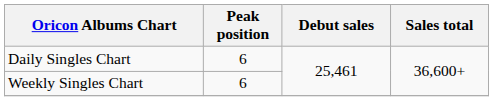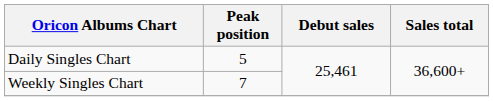(243, 58) 6 -> (243, 58) 5
(243, 83) 6 -> (243, 83) 7
